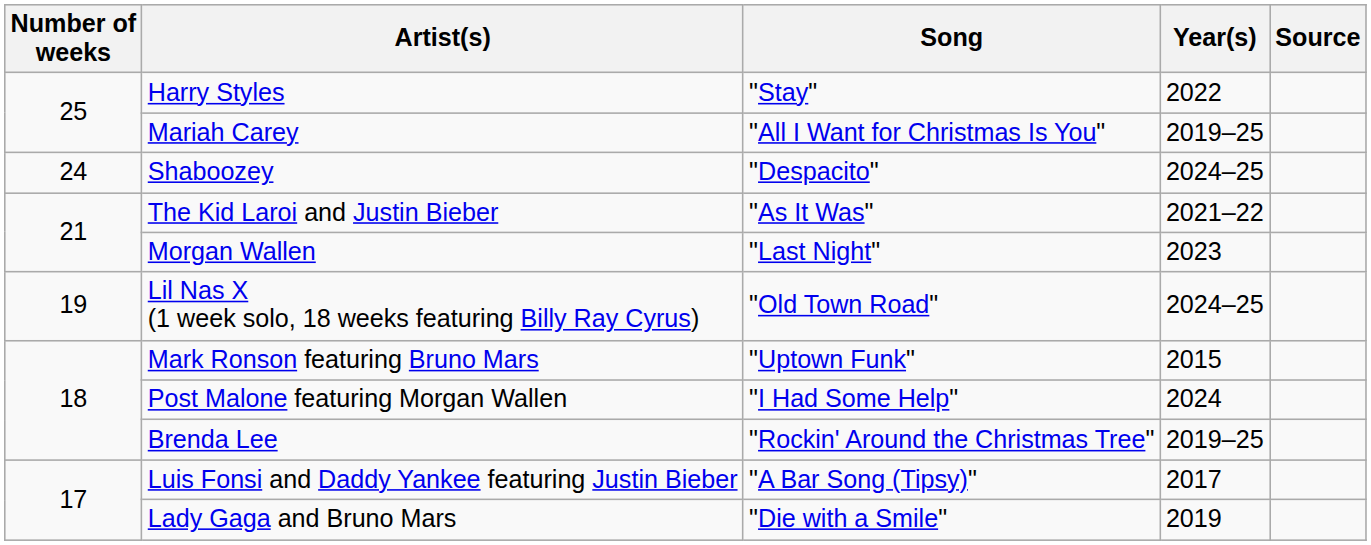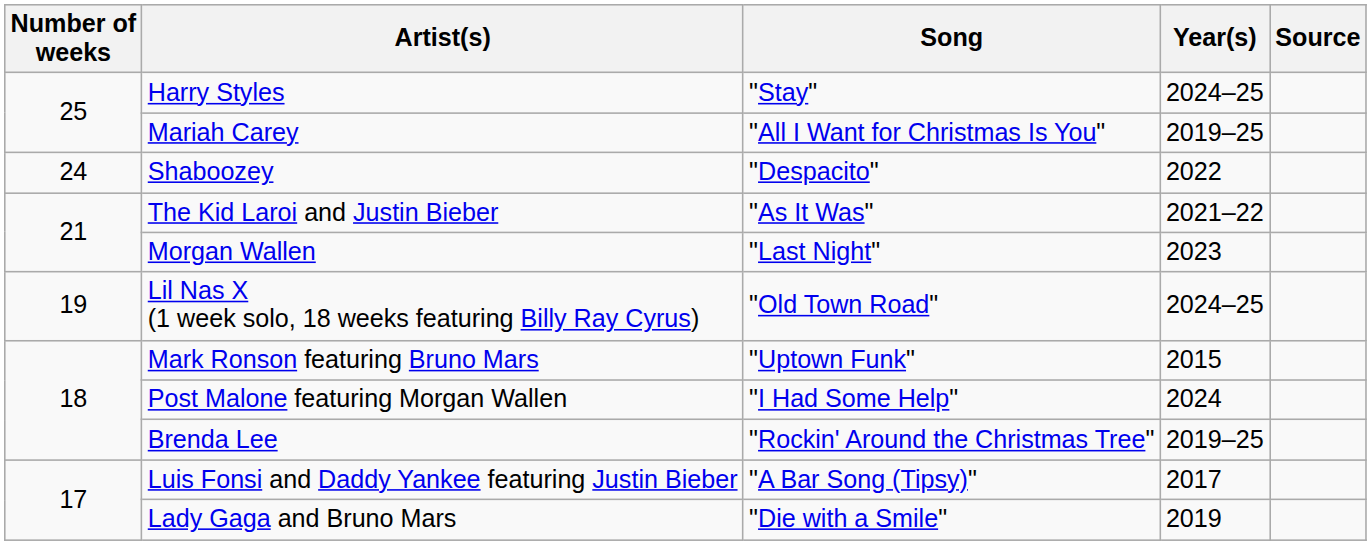(1194, 92) 2022 -> (1215, 92) 2024–25
(1215, 172) 2024–25 -> (1194, 172) 2022
